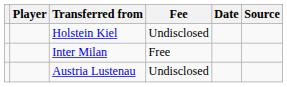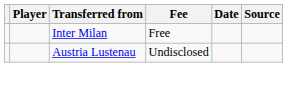- row: (85, 33)
